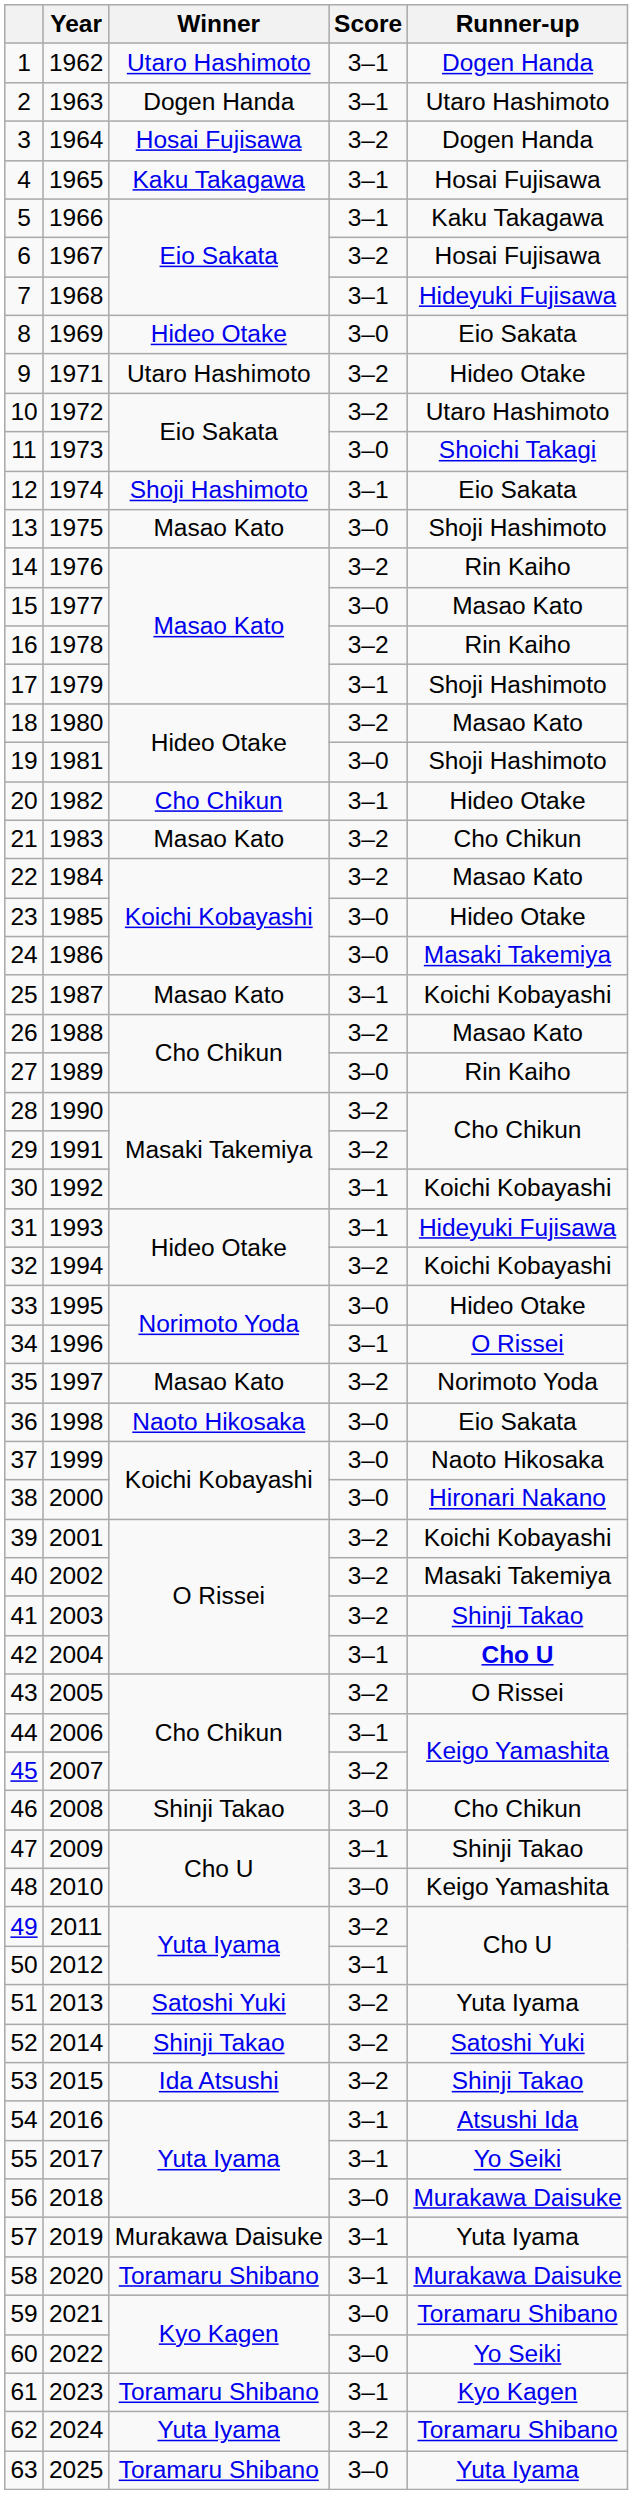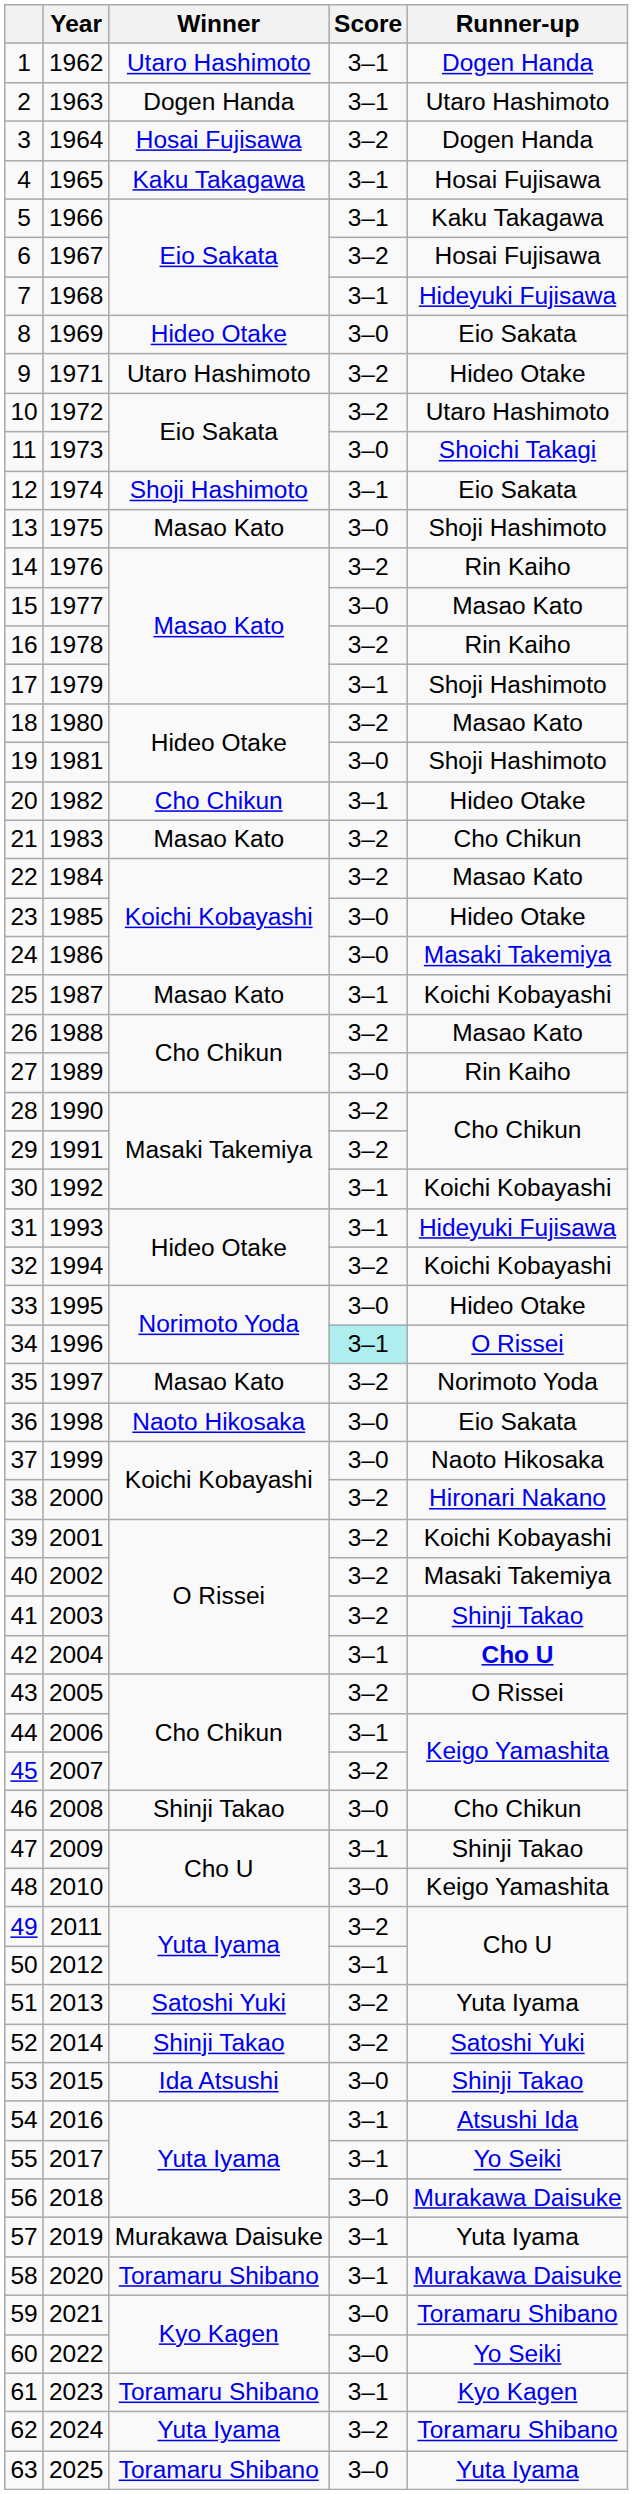(368, 1343) no background -> (368, 1343) paleturquoise background
(368, 1499) 3–0 -> (368, 1499) 3–2
(368, 2081) 3–2 -> (368, 2081) 3–0
